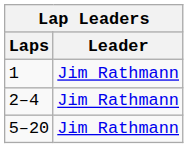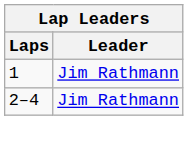- row: (29, 129)
